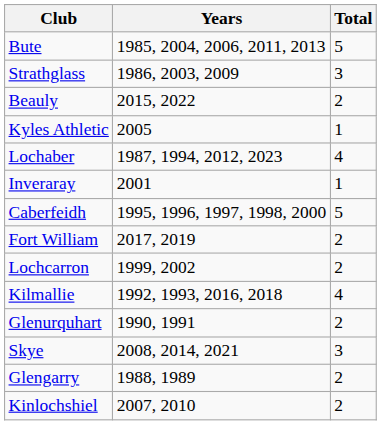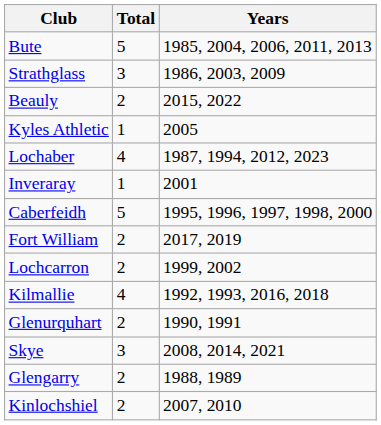columns swapped: (353, 18) <-> (222, 18)
